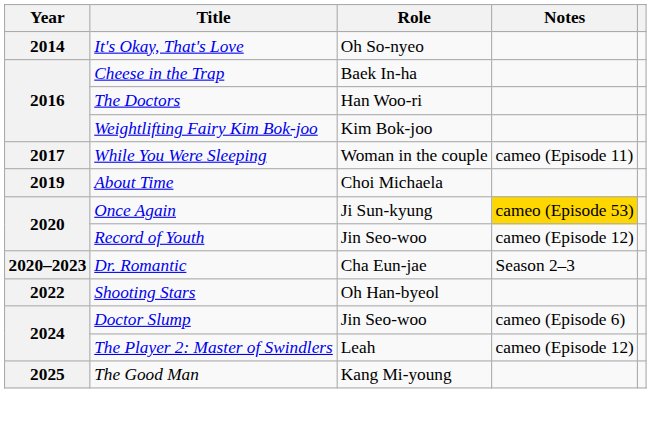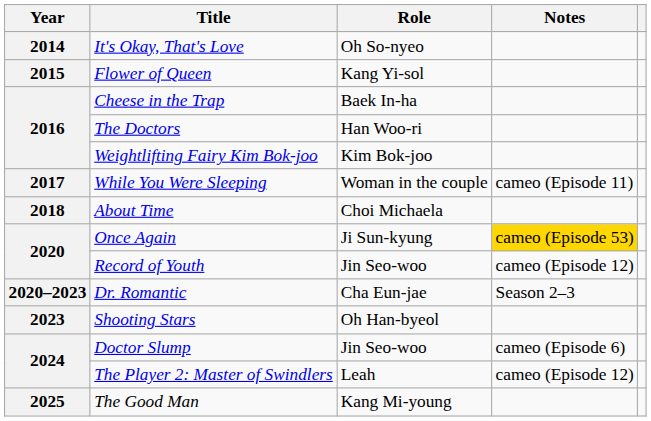+ row: (153, 73)
(47, 182) 2019 -> (47, 210) 2018
(47, 292) 2022 -> (47, 319) 2023
